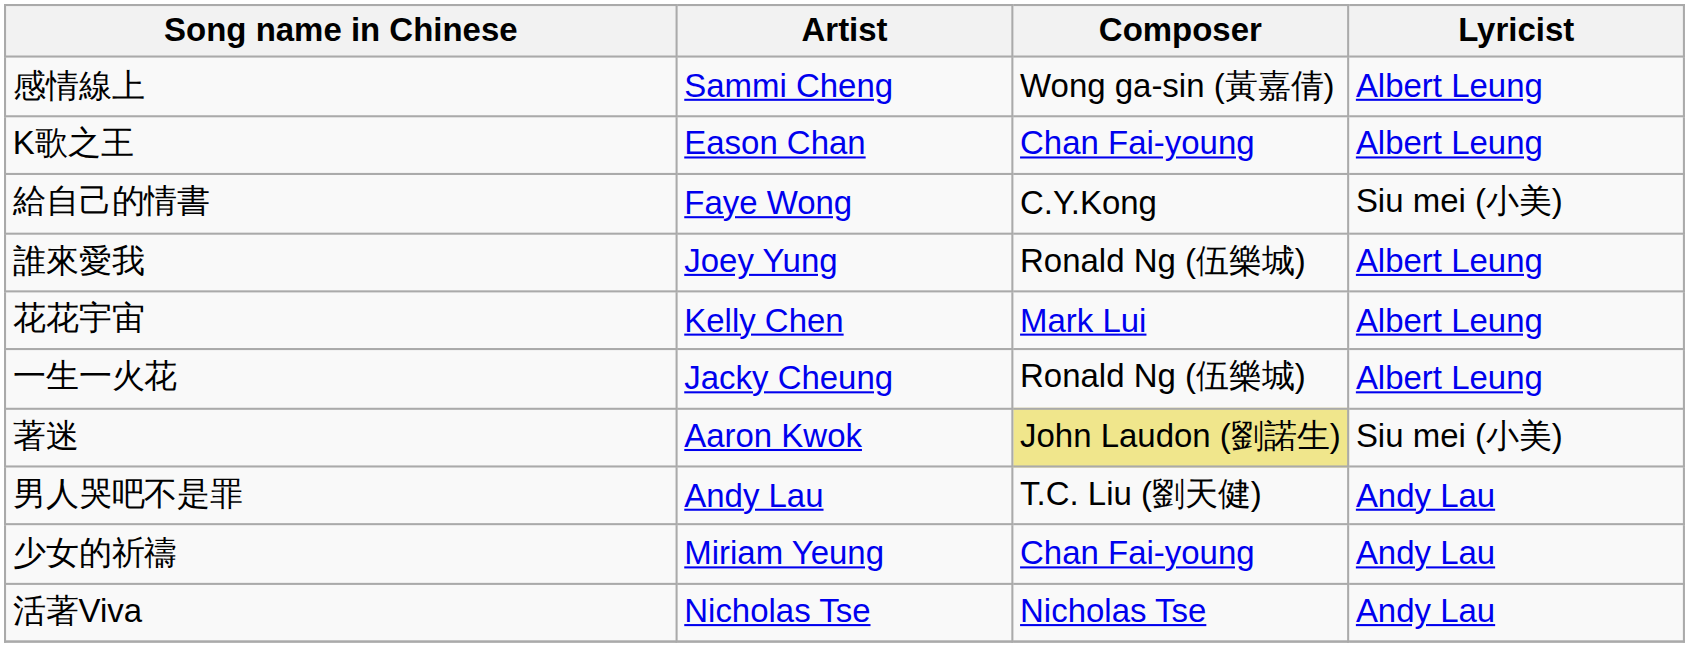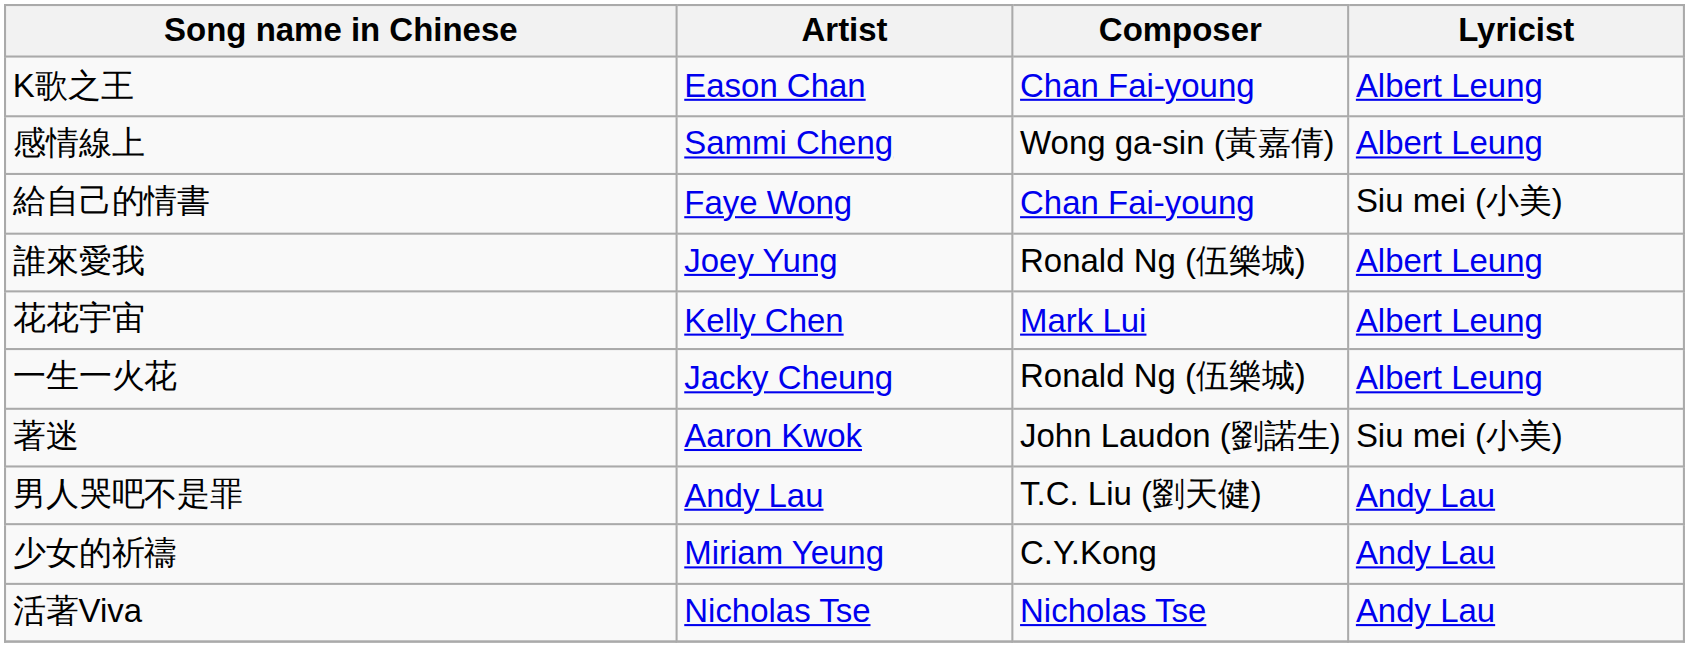rows swapped: (73, 143) <-> (79, 84)
(1088, 202) C.Y.Kong -> (1137, 202) Chan Fai-young
(1180, 435) khaki background -> (1180, 435) no background
(1137, 553) Chan Fai-young -> (1088, 553) C.Y.Kong
